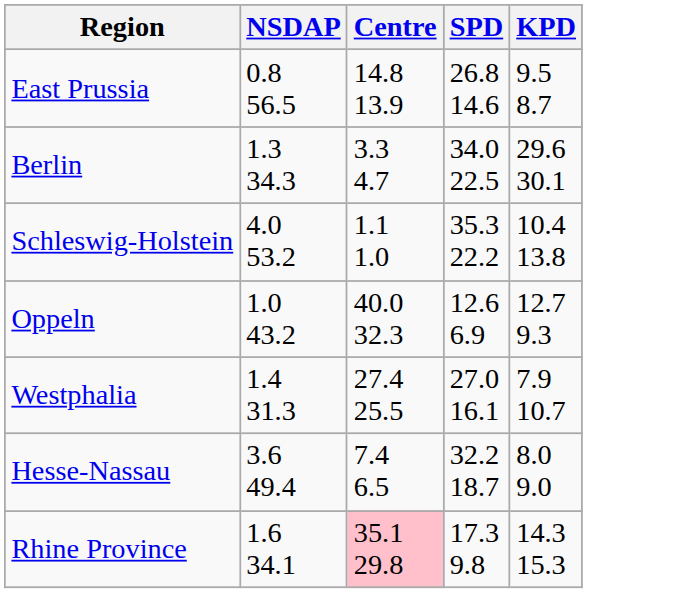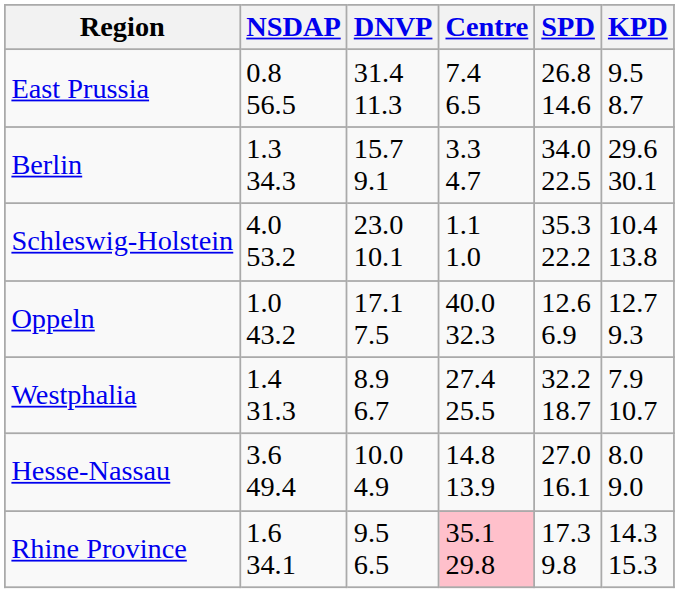+ column: (393, 26)
(379, 87) 14.8 13.9 -> (463, 87) 7.4 6.5
(474, 394) 27.0 16.1 -> (566, 394) 32.2 18.7
(371, 471) 7.4 6.5 -> (470, 471) 14.8 13.9
(474, 471) 32.2 18.7 -> (566, 471) 27.0 16.1
